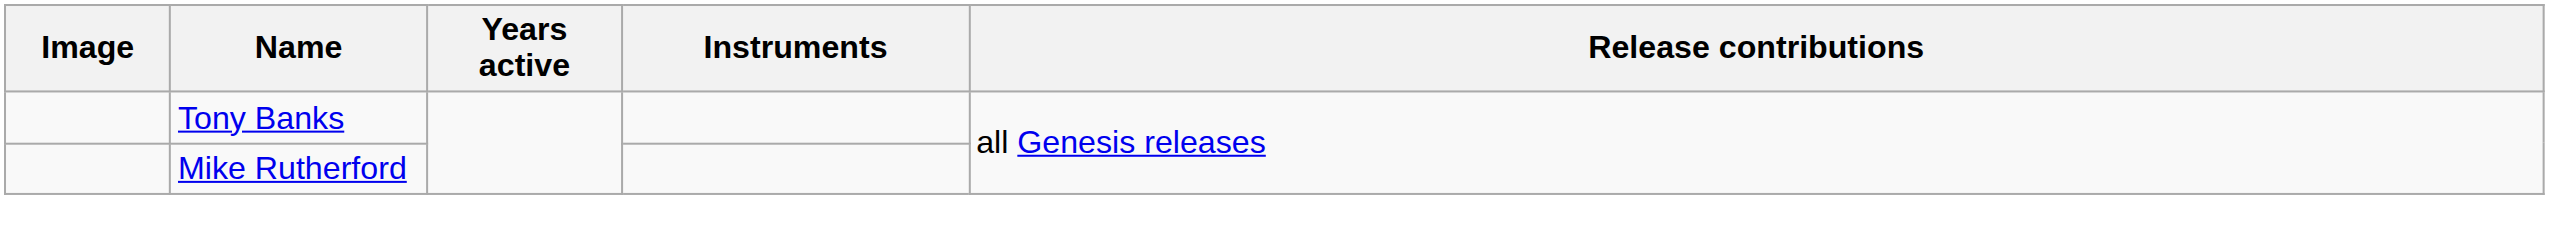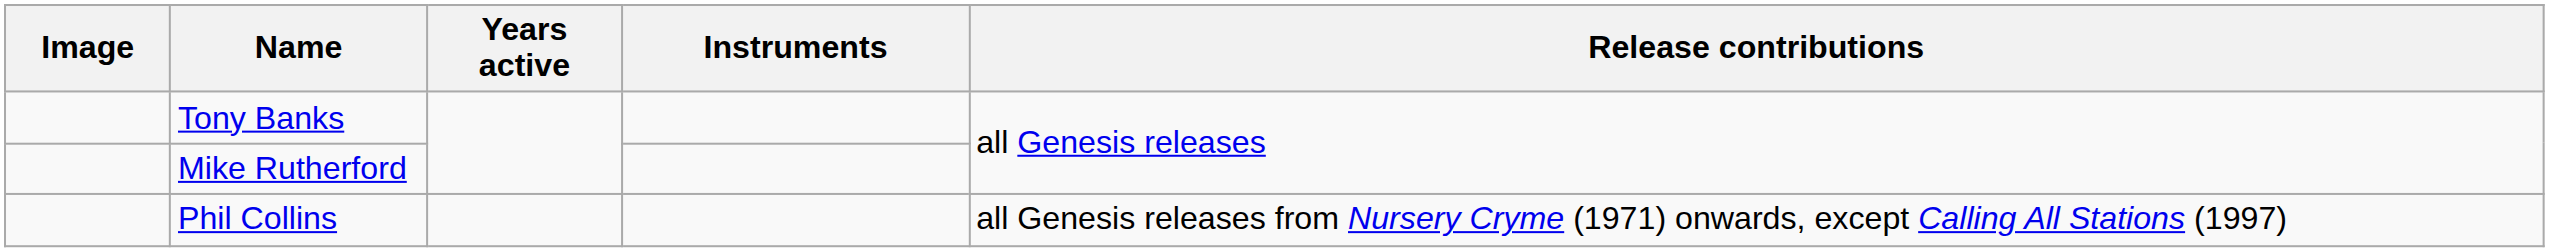+ row: (258, 219)
